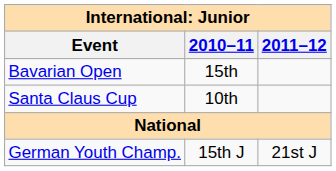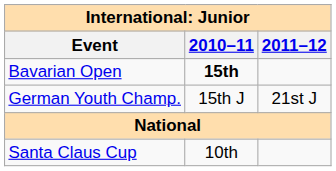(221, 71) normal -> (221, 71) bold
rows swapped: (73, 98) <-> (95, 152)
